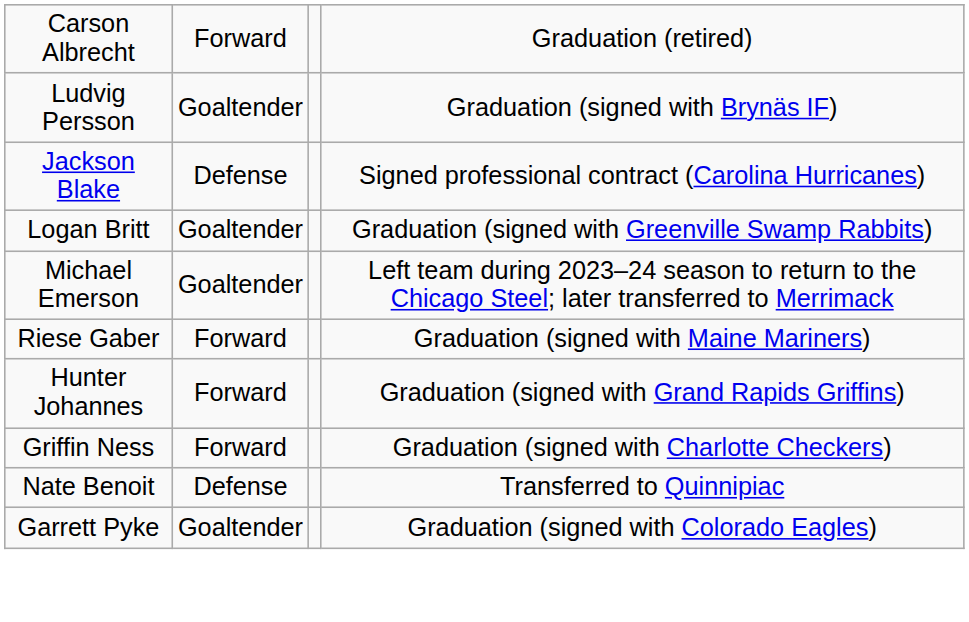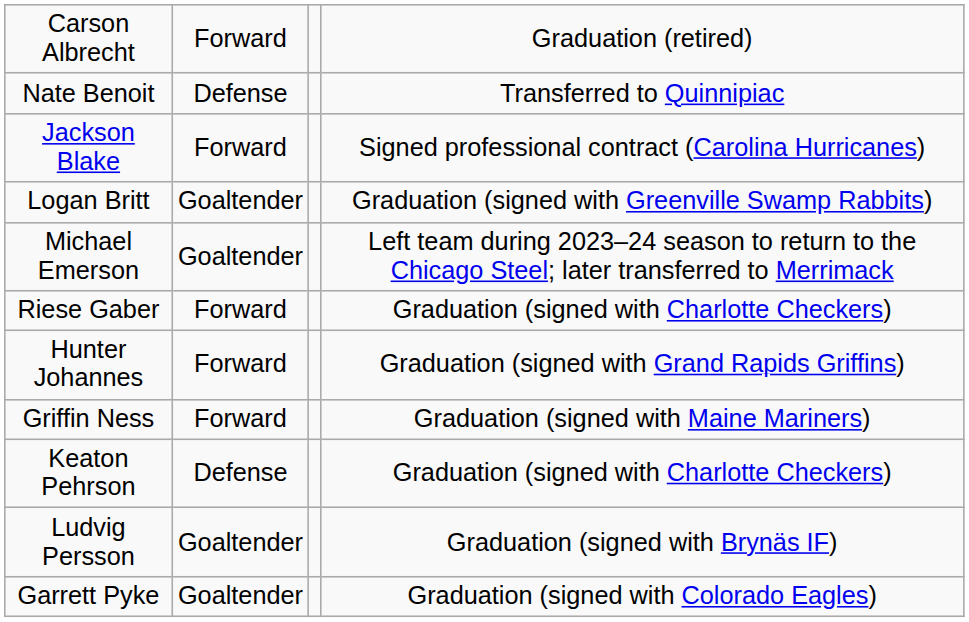rows swapped: (88, 487) <-> (88, 107)
(240, 175) Defense -> (240, 147) Forward
(642, 338) Graduation (signed with Maine Mariners) -> (642, 310) Graduation (signed with Charlotte Checkers)
(642, 447) Graduation (signed with Charlotte Checkers) -> (642, 418) Graduation (signed with Maine Mariners)
+ row: (88, 473)
